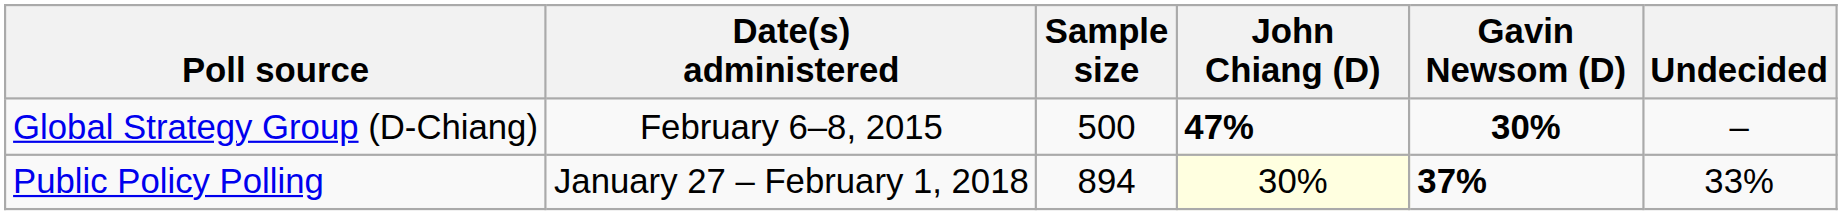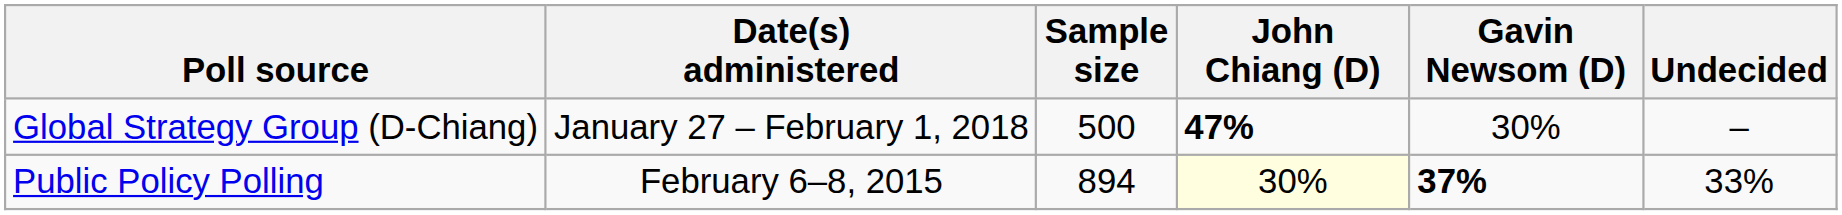(791, 126) February 6–8, 2015 -> (791, 126) January 27 – February 1, 2018
(1526, 126) bold -> (1526, 126) normal
(791, 181) January 27 – February 1, 2018 -> (791, 181) February 6–8, 2015
